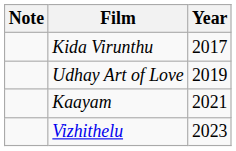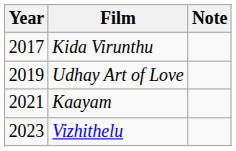columns swapped: (210, 18) <-> (26, 18)
